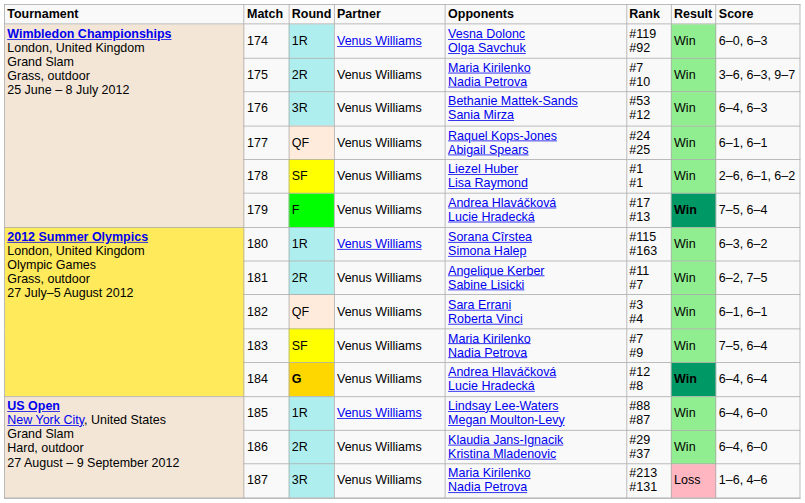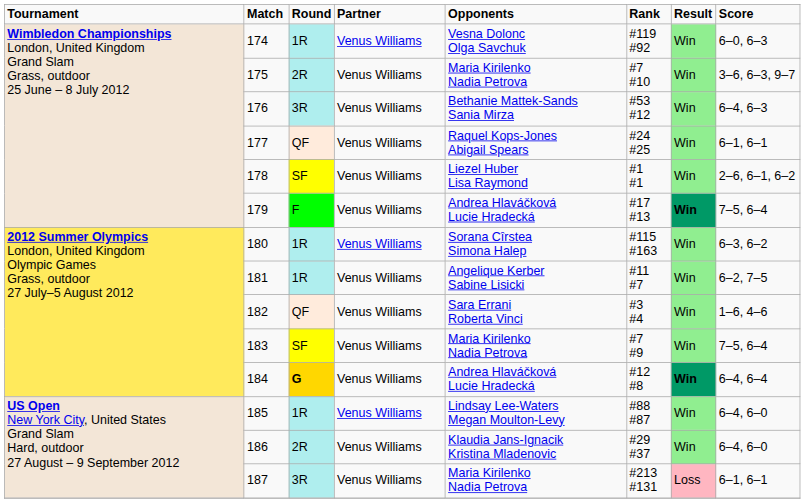(300, 278) 2R -> (300, 278) 1R
(743, 311) 6–1, 6–1 -> (743, 311) 1–6, 4–6
(743, 481) 1–6, 4–6 -> (743, 481) 6–1, 6–1
